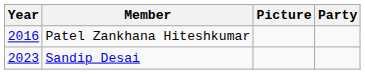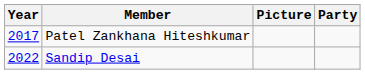(23, 37) 2016 -> (23, 37) 2017
(23, 58) 2023 -> (23, 58) 2022
